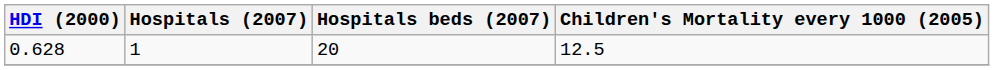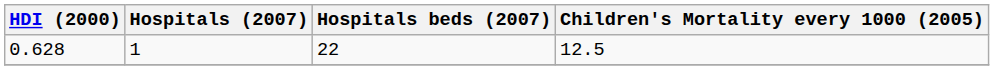(328, 50) 20 -> (328, 50) 22
